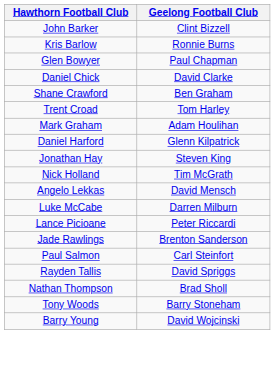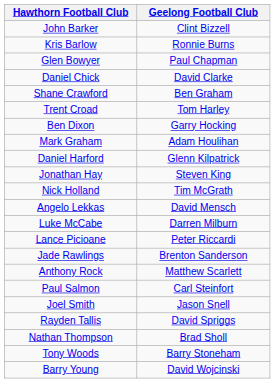+ row: (71, 126)
+ row: (71, 272)
+ row: (71, 304)
